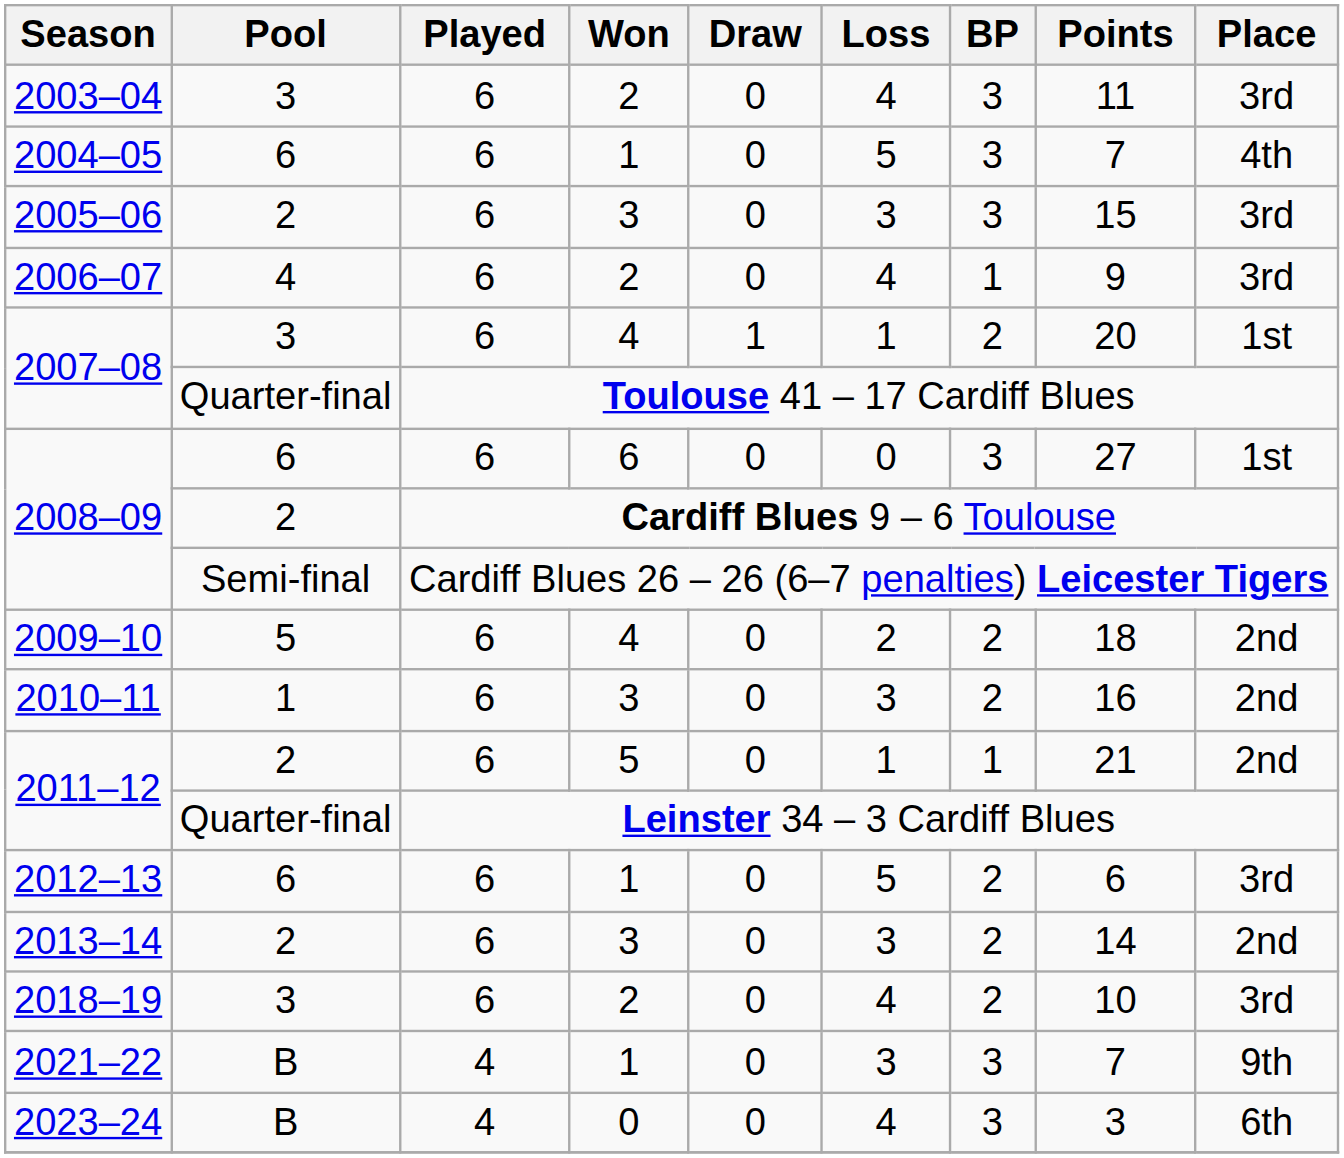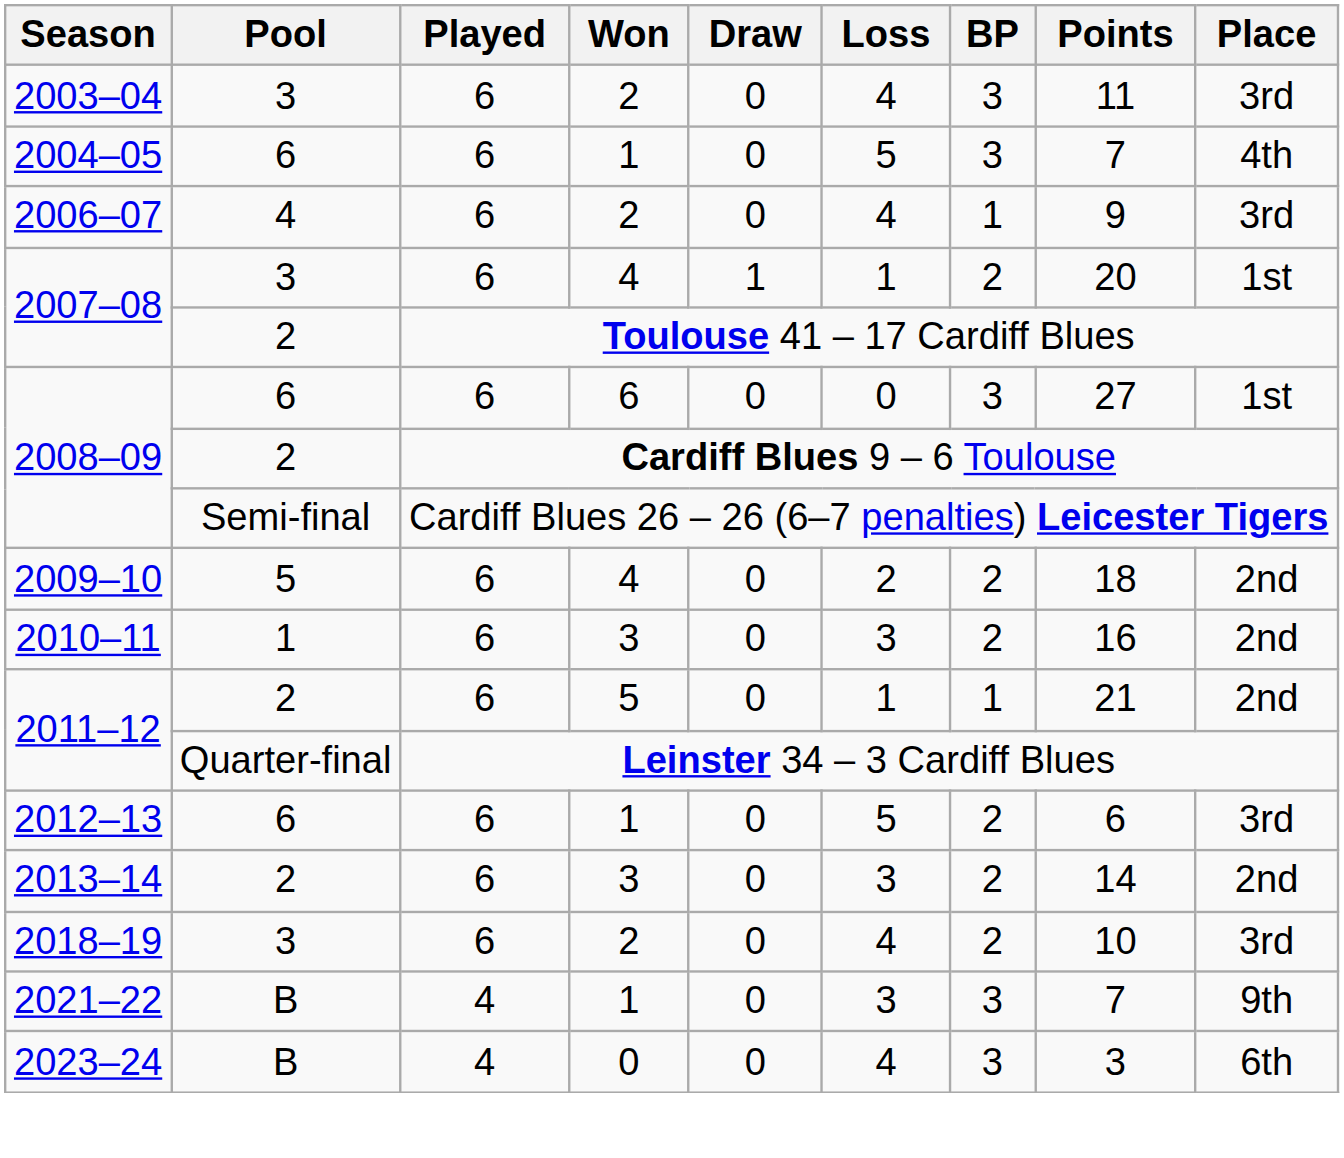- row: (88, 215)
(286, 397) Quarter-final -> (286, 336) 2
